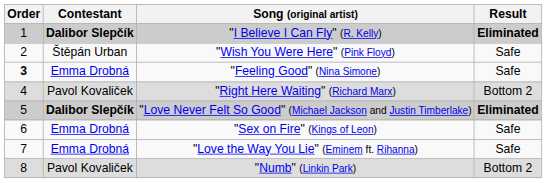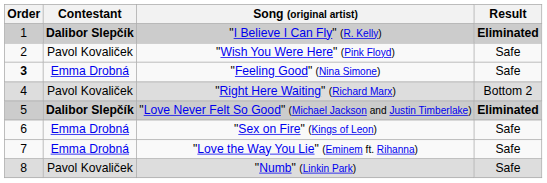(90, 52) Štěpán Urban -> (90, 52) Pavol Kovaliček
(508, 168) Bottom 2 -> (508, 168) Safe
